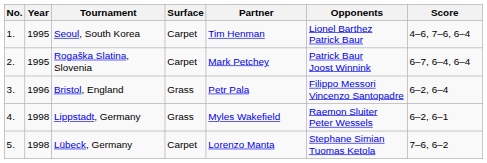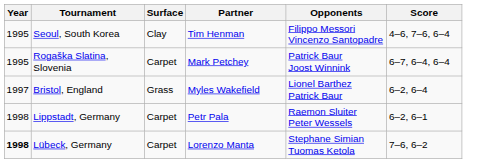- column: (15, 12)
(182, 33) Carpet -> (157, 33) Clay
(341, 33) Lionel Barthez Patrick Baur -> (336, 33) Filippo Messori Vincenzo Santopadre
(38, 89) 1996 -> (18, 89) 1997
(229, 89) Petr Pala -> (224, 89) Myles Wakefield
(356, 89) Filippo Messori Vincenzo Santopadre -> (320, 89) Lionel Barthez Patrick Baur
(181, 116) Grass -> (162, 116) Carpet
(244, 116) Myles Wakefield -> (208, 116) Petr Pala
(38, 144) normal -> (18, 144) bold
